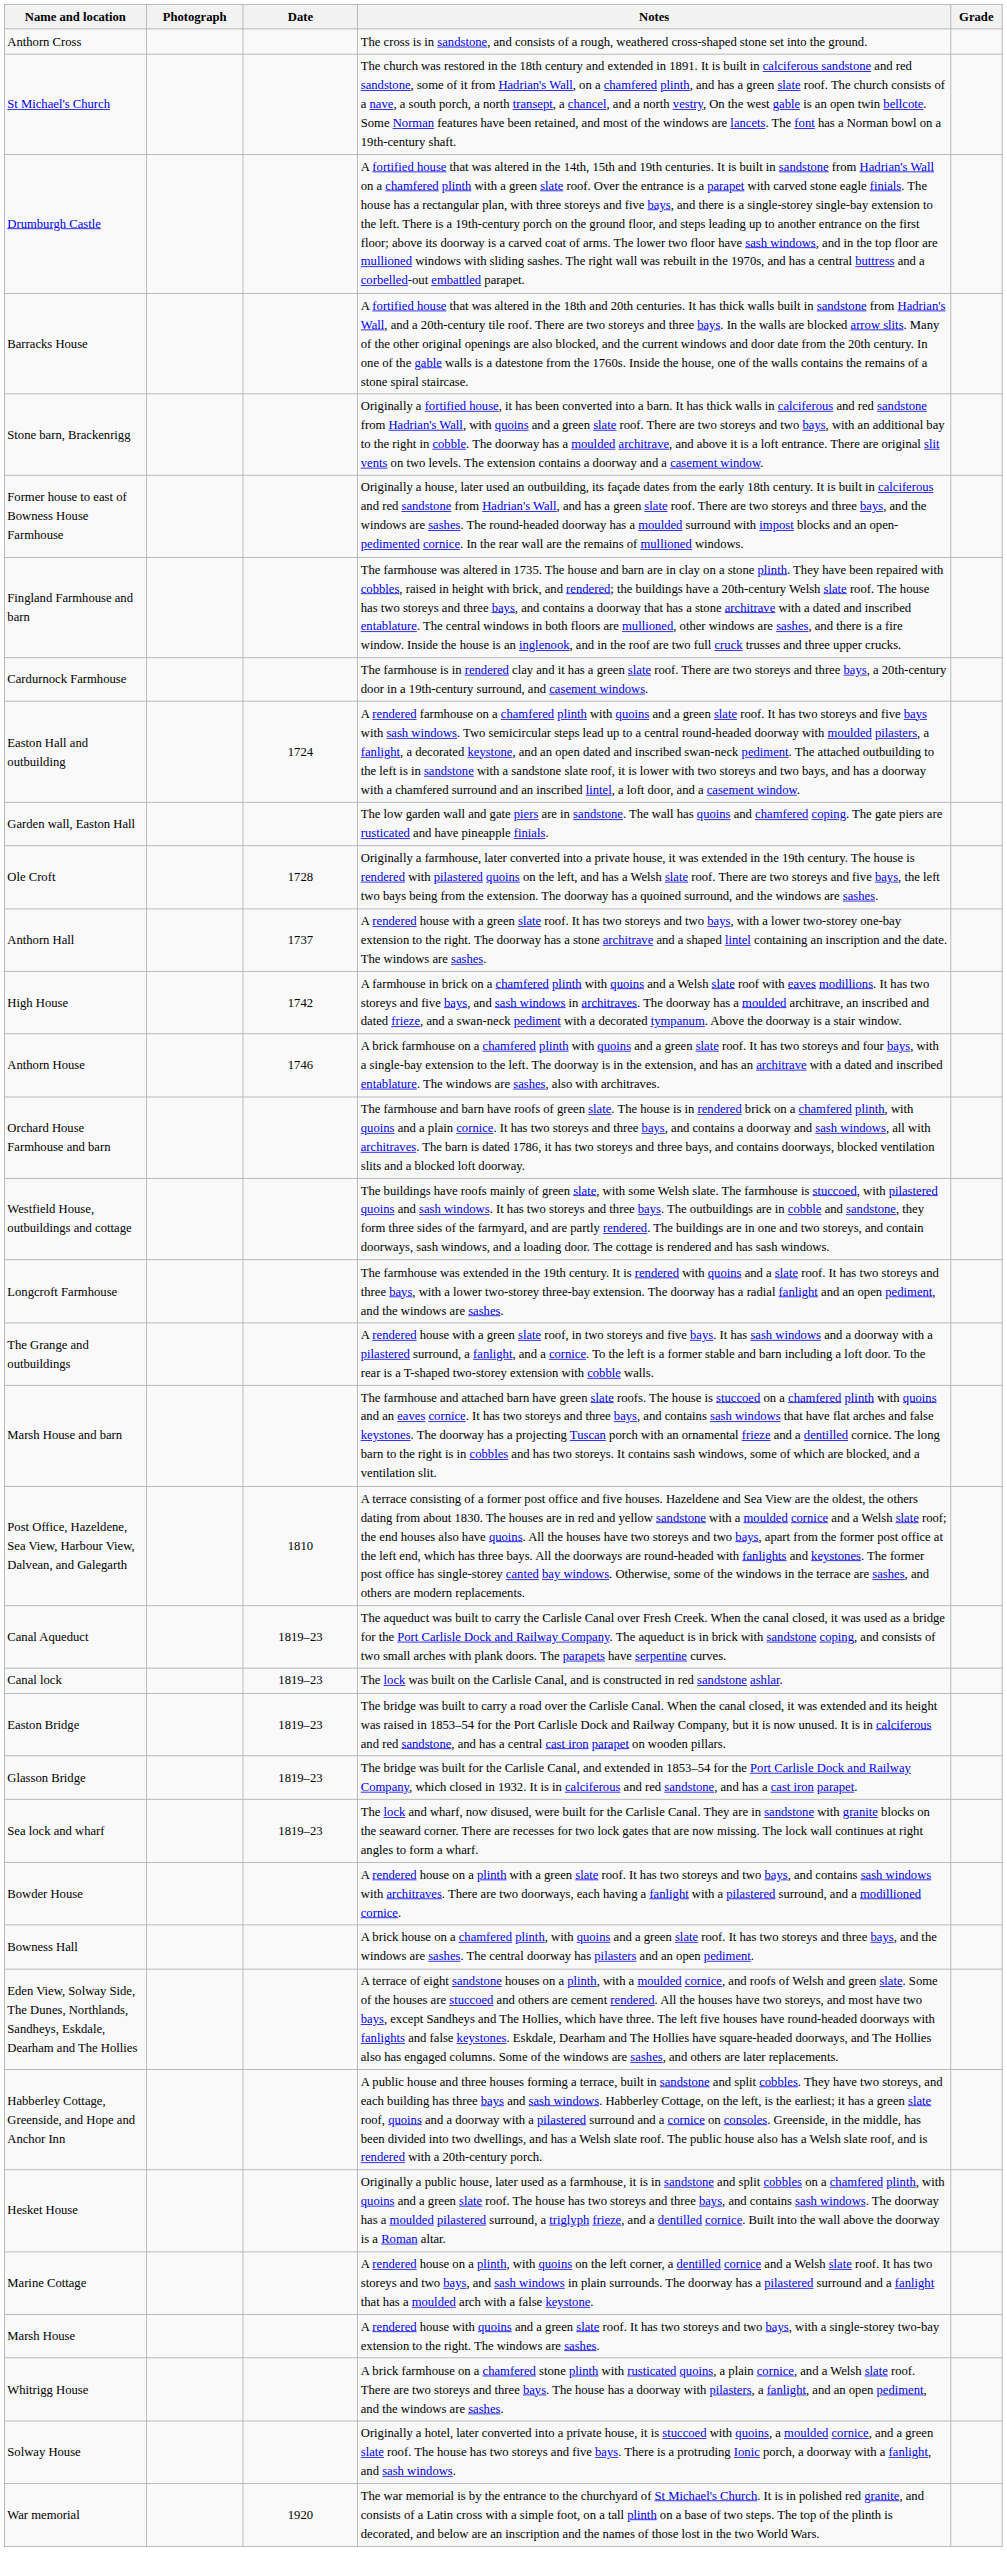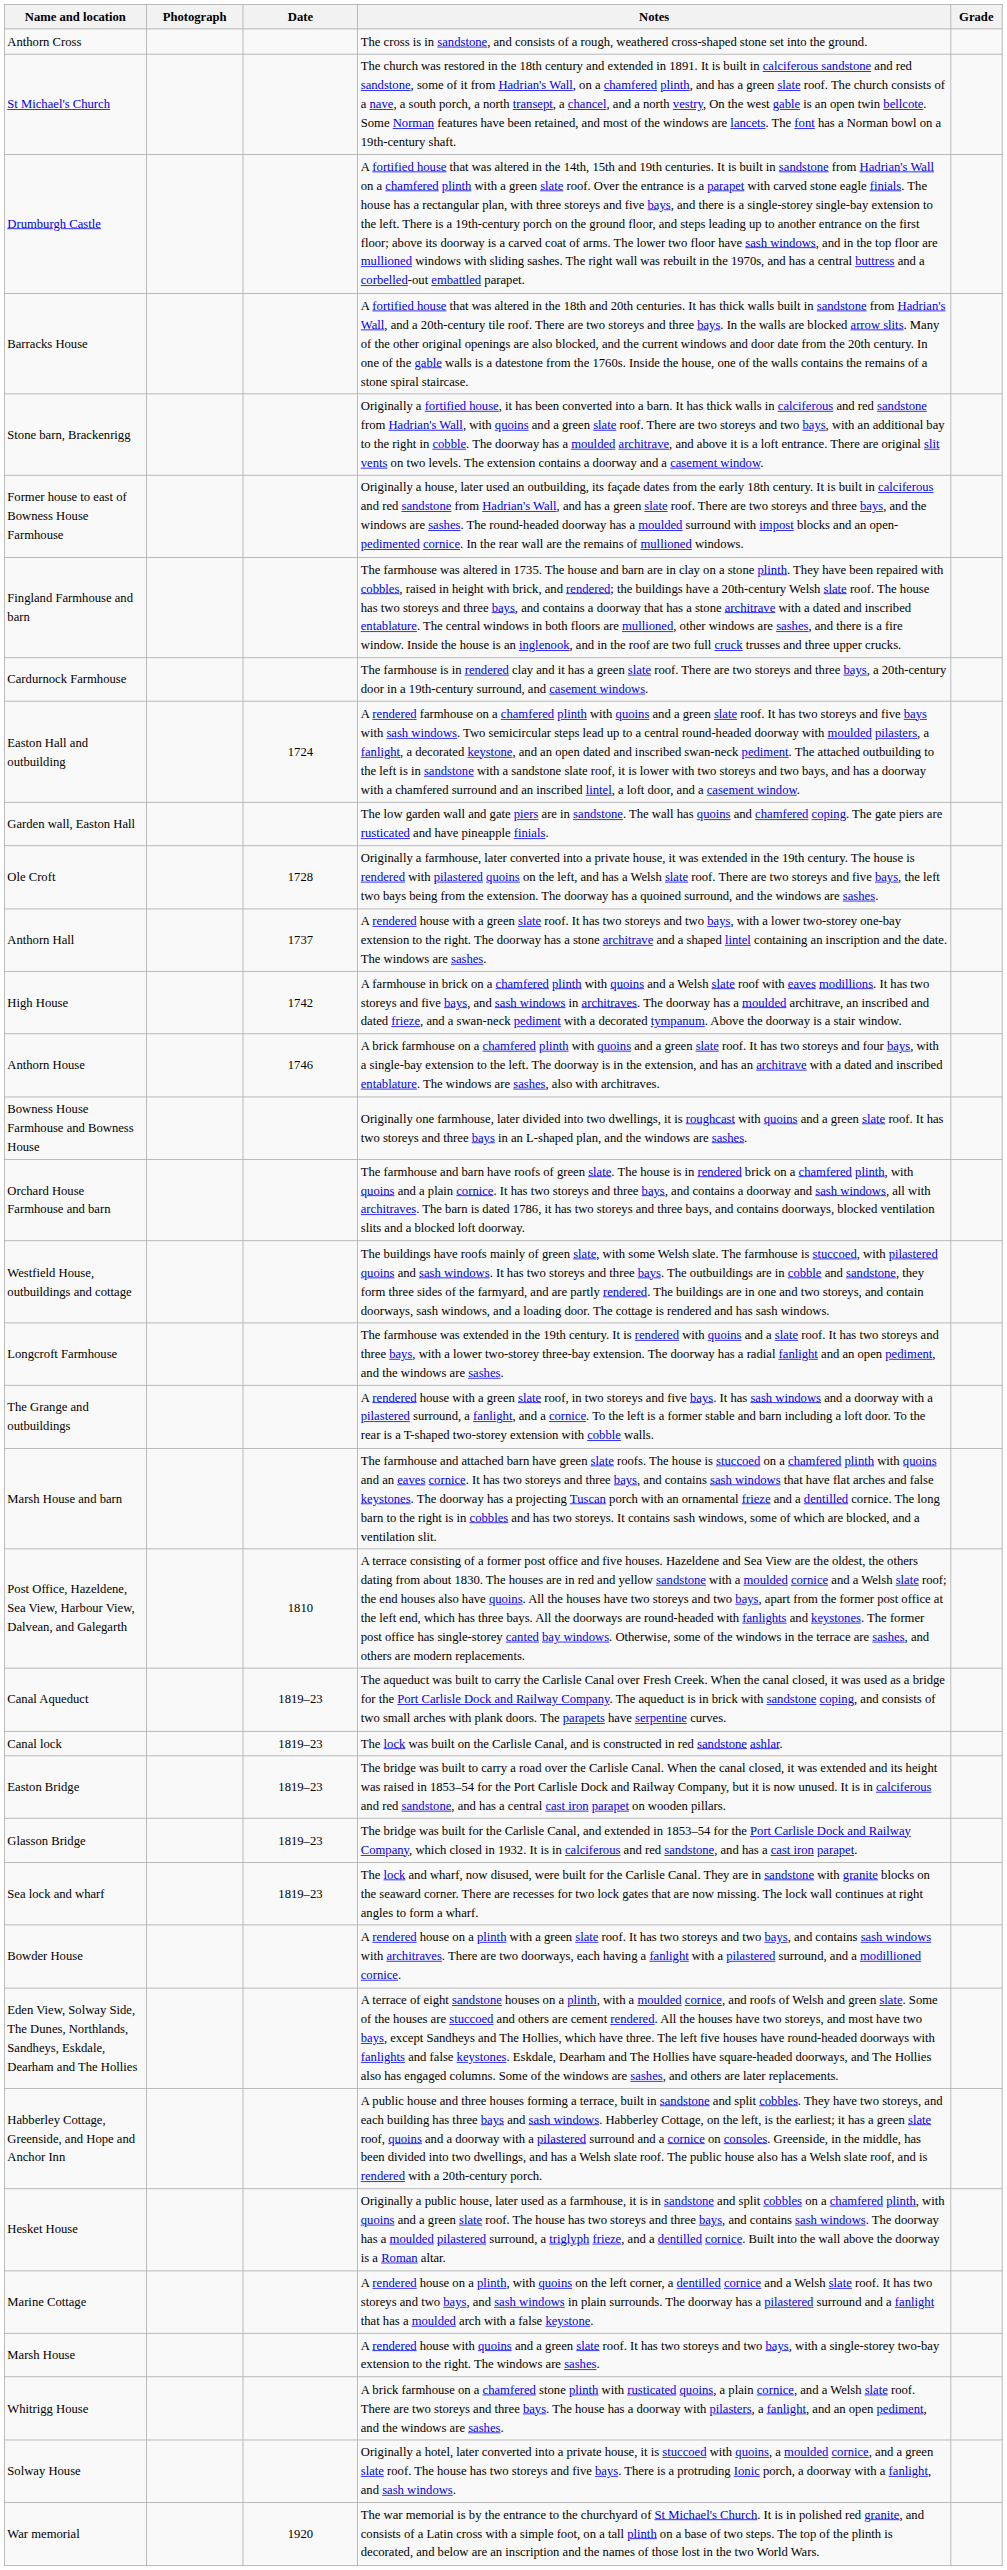+ row: (71, 1128)
- row: (43, 1946)
